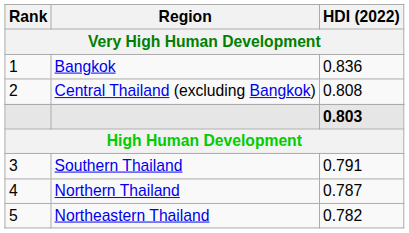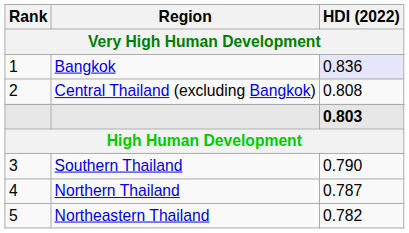(343, 66) no background -> (343, 66) lavender background
(343, 166) 0.791 -> (343, 166) 0.790
